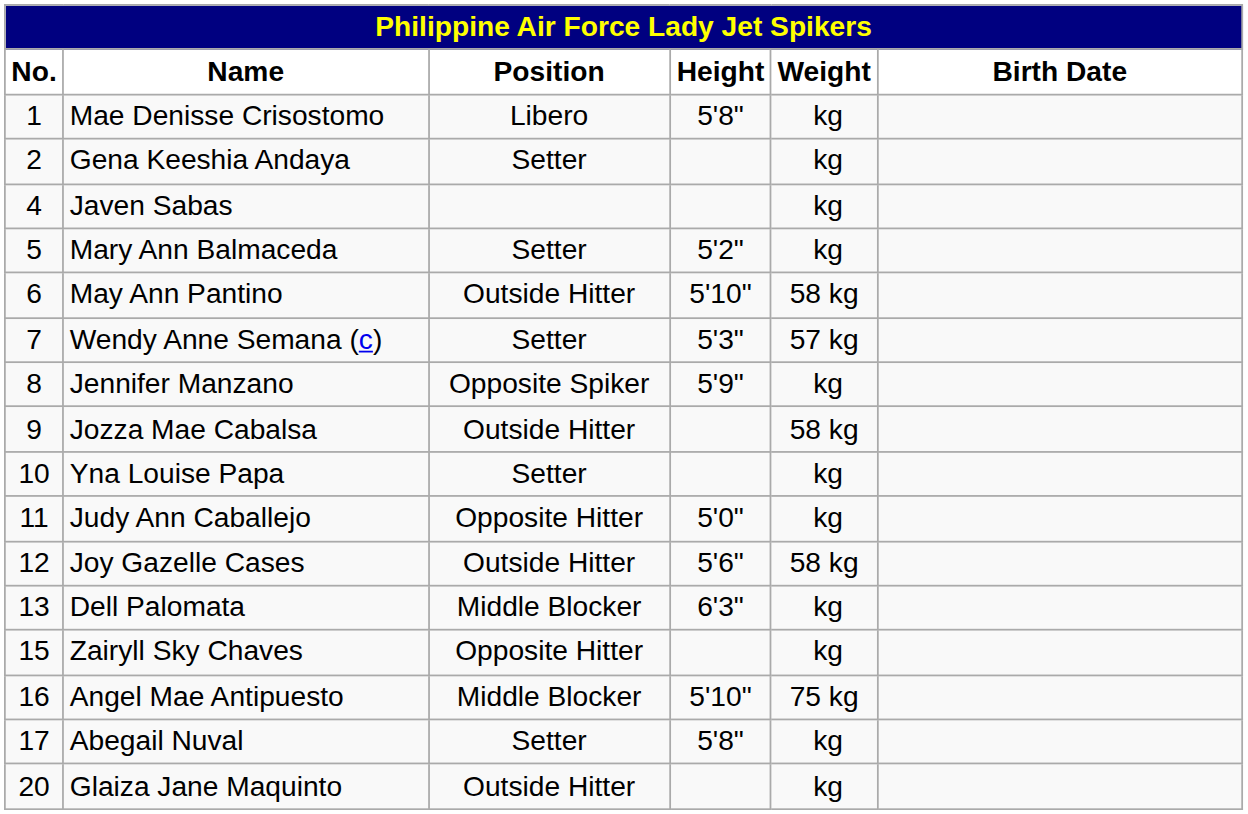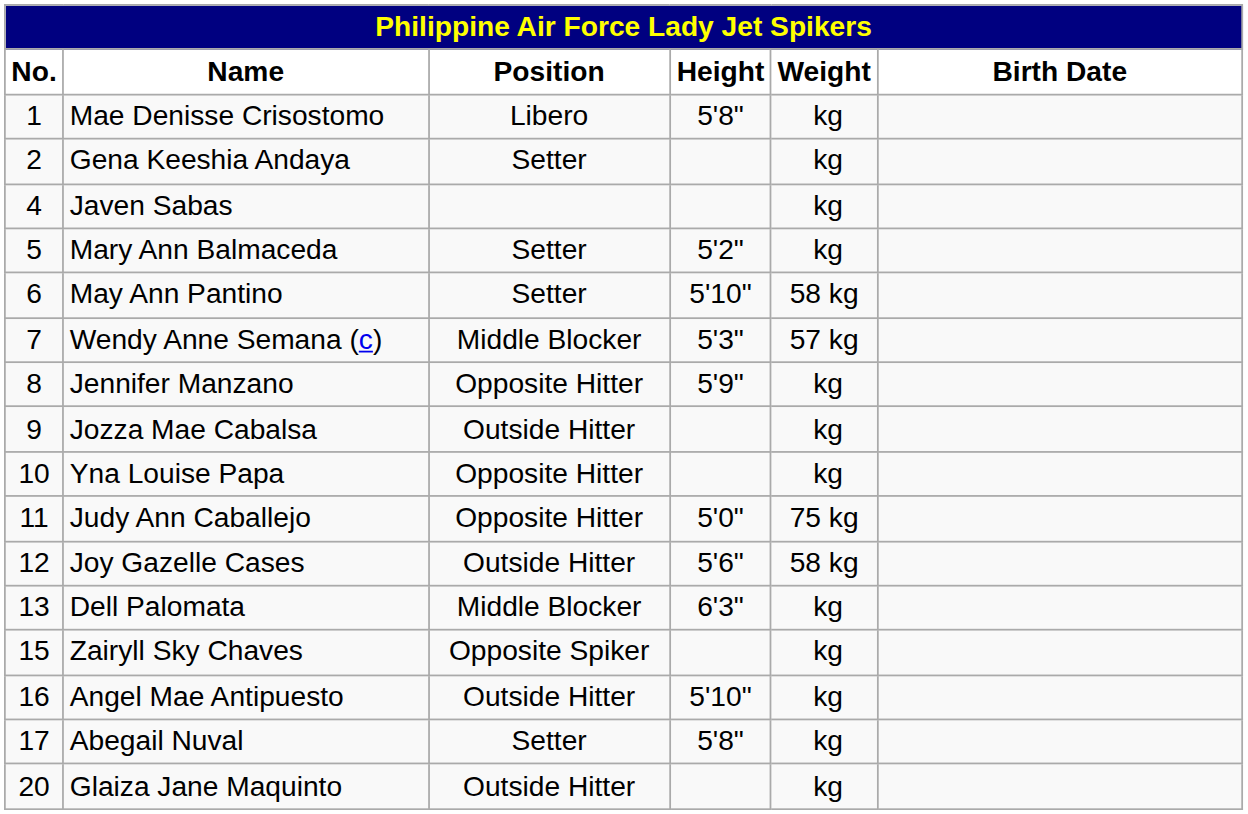(549, 294) Outside Hitter -> (549, 294) Setter
(549, 339) Setter -> (549, 339) Middle Blocker
(549, 384) Opposite Spiker -> (549, 384) Opposite Hitter
(824, 428) 58 kg -> (824, 428) kg
(549, 473) Setter -> (549, 473) Opposite Hitter
(824, 518) kg -> (824, 518) 75 kg
(549, 652) Opposite Hitter -> (549, 652) Opposite Spiker
(549, 696) Middle Blocker -> (549, 696) Outside Hitter
(824, 696) 75 kg -> (824, 696) kg
